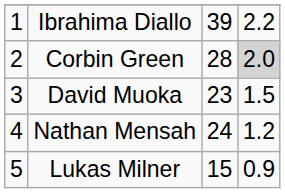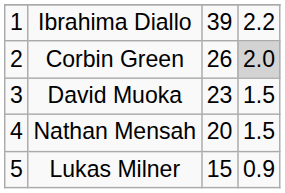(220, 59) 28 -> (220, 59) 26
(220, 132) 24 -> (220, 132) 20
(259, 132) 1.2 -> (259, 132) 1.5
